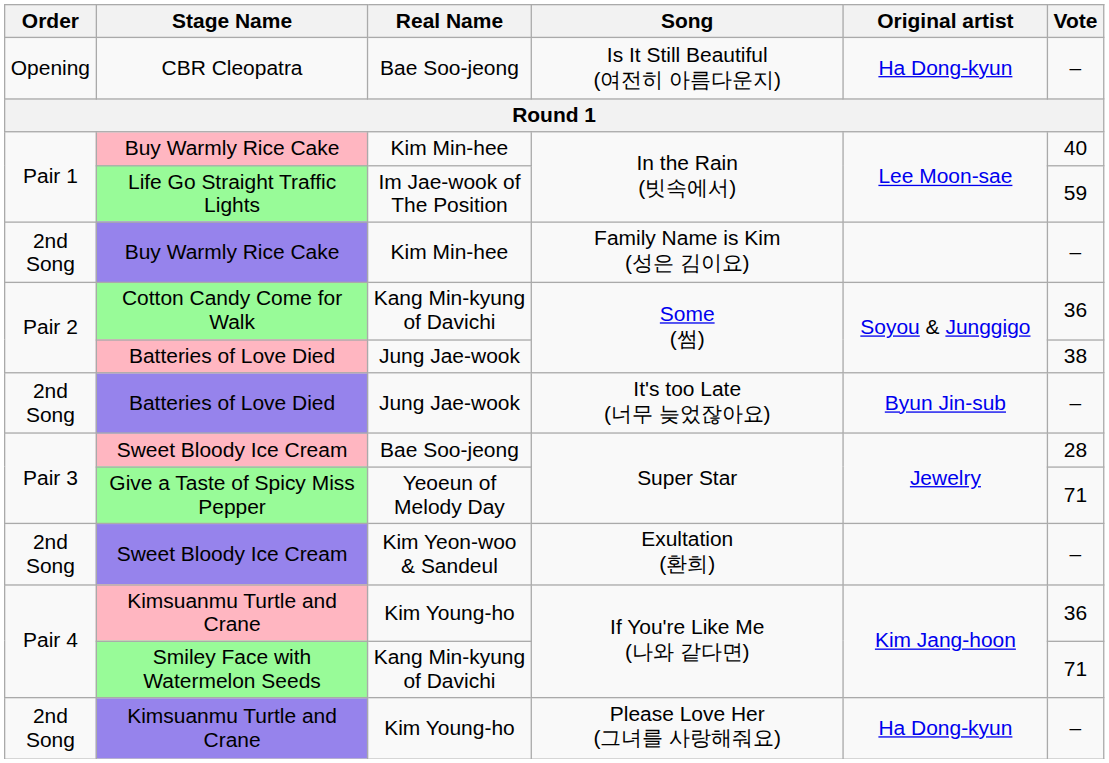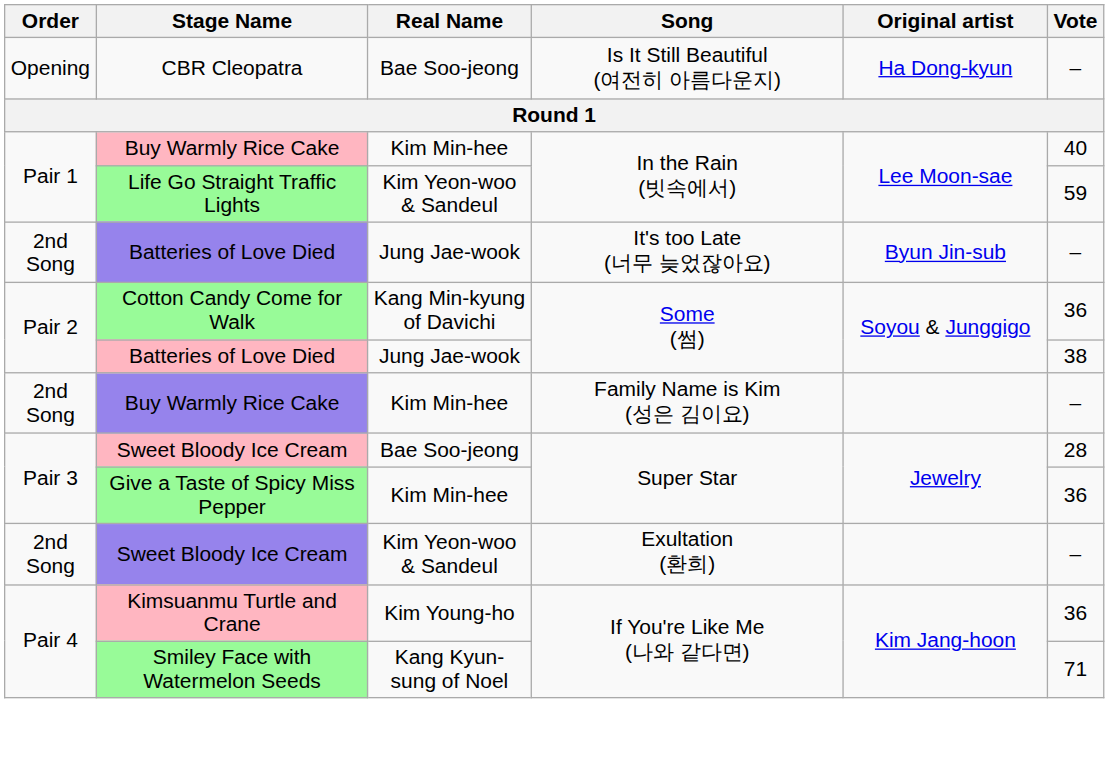(449, 193) Im Jae-wook of The Position -> (449, 193) Kim Yeon-woo & Sandeul
rows swapped: (232, 252) <-> (232, 402)
(449, 495) Yeoeun of Melody Day -> (449, 495) Kim Min-hee
(1075, 495) 71 -> (1075, 495) 36
(449, 669) Kang Min-kyung of Davichi -> (449, 669) Kang Kyun-sung of Noel
- row: (232, 728)
